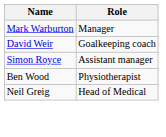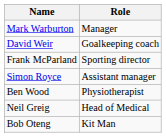+ row: (42, 60)
+ row: (29, 124)
